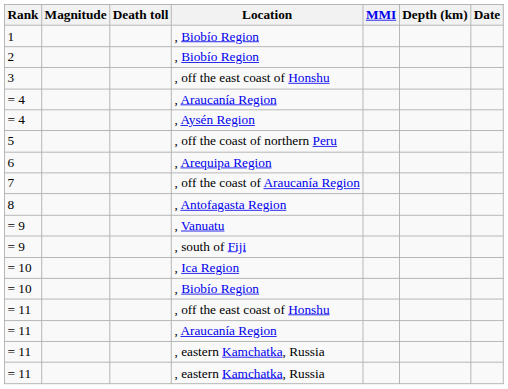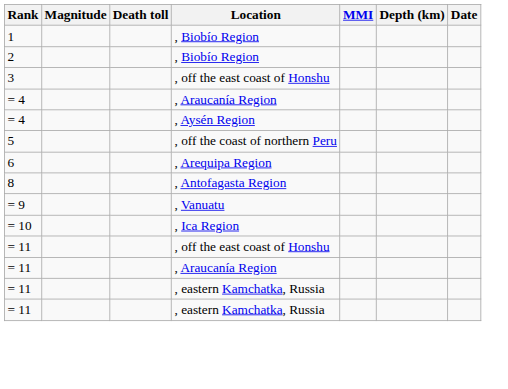- row: (11, 183)
- row: (16, 246)
- row: (20, 288)
